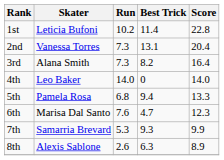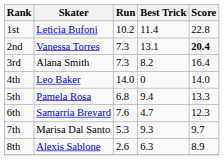(201, 46) normal -> (201, 46) bold
(73, 113) Marisa Dal Santo -> (74, 113) Samarria Brevard
(74, 130) Samarria Brevard -> (73, 130) Marisa Dal Santo
(198, 130) 9.9 -> (198, 130) 9.7
